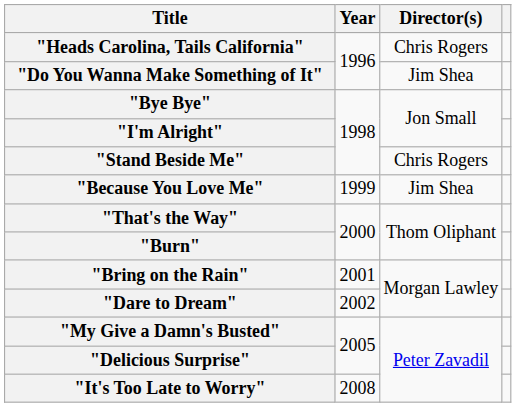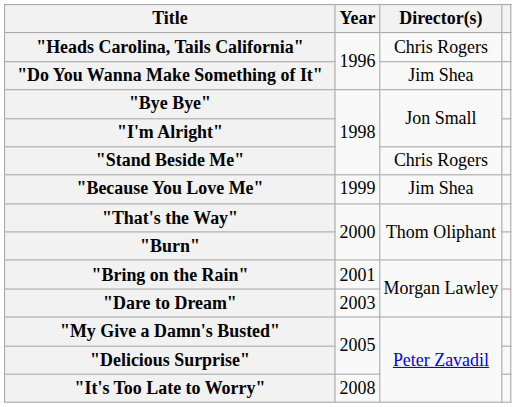(357, 302) 2002 -> (357, 302) 2003
